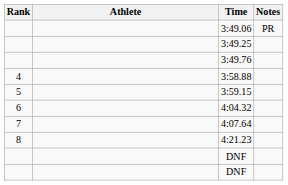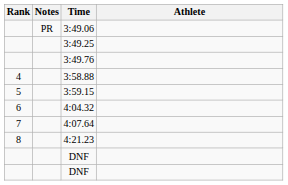columns swapped: (126, 12) <-> (268, 12)
